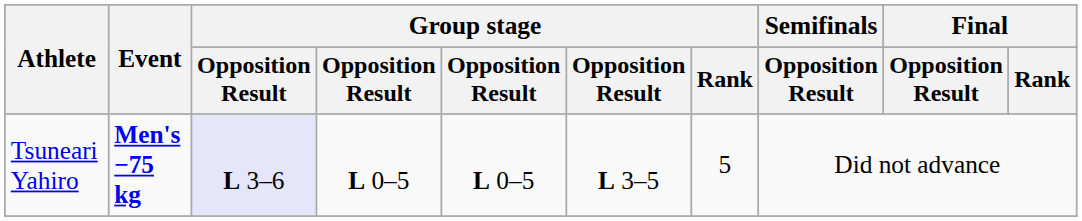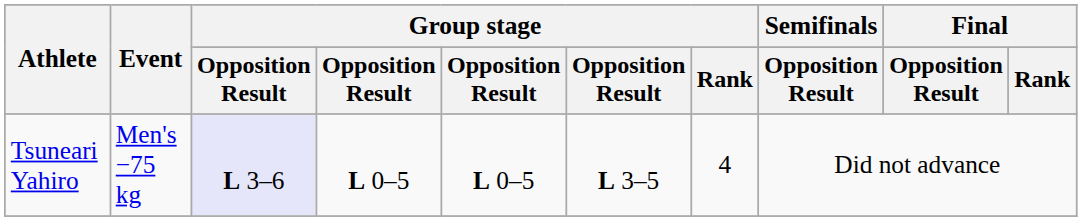(147, 165) bold -> (146, 165) normal
(725, 165) 5 -> (725, 165) 4
